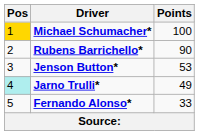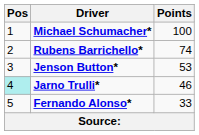(10, 31) gold background -> (10, 31) no background
(185, 49) 90 -> (185, 49) 74
(185, 85) 49 -> (185, 85) 46
